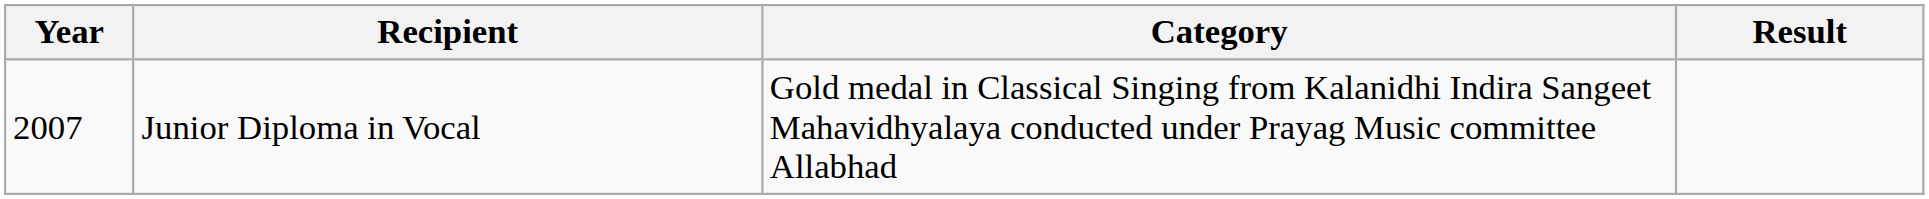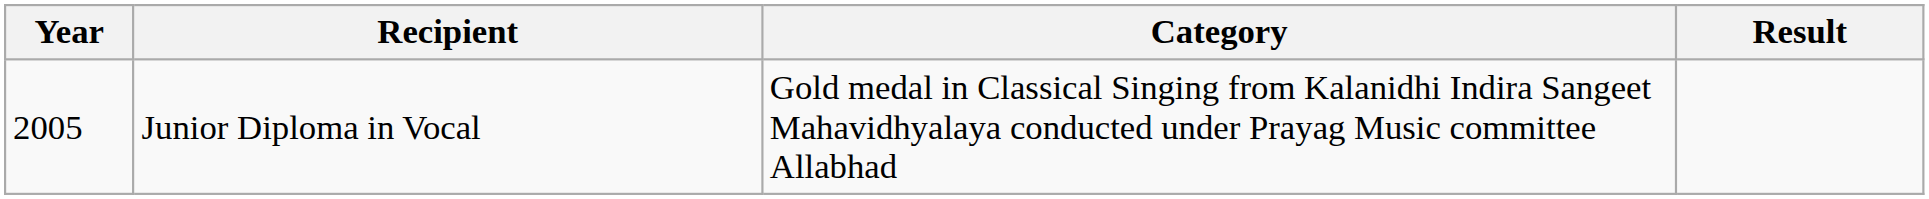(48, 126) 2007 -> (48, 126) 2005
